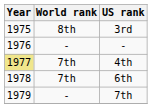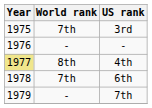(67, 29) 8th -> (67, 29) 7th
(67, 62) 7th -> (67, 62) 8th
